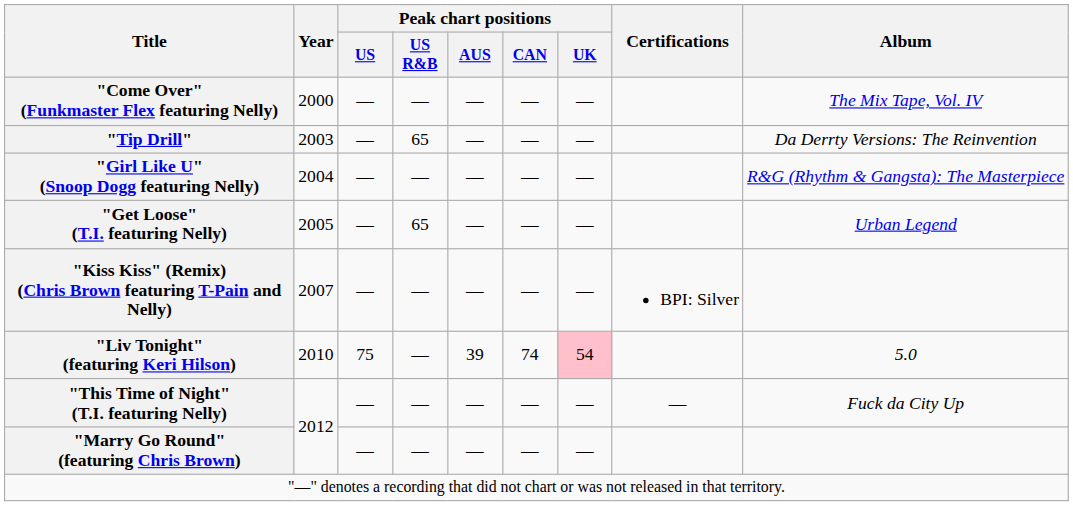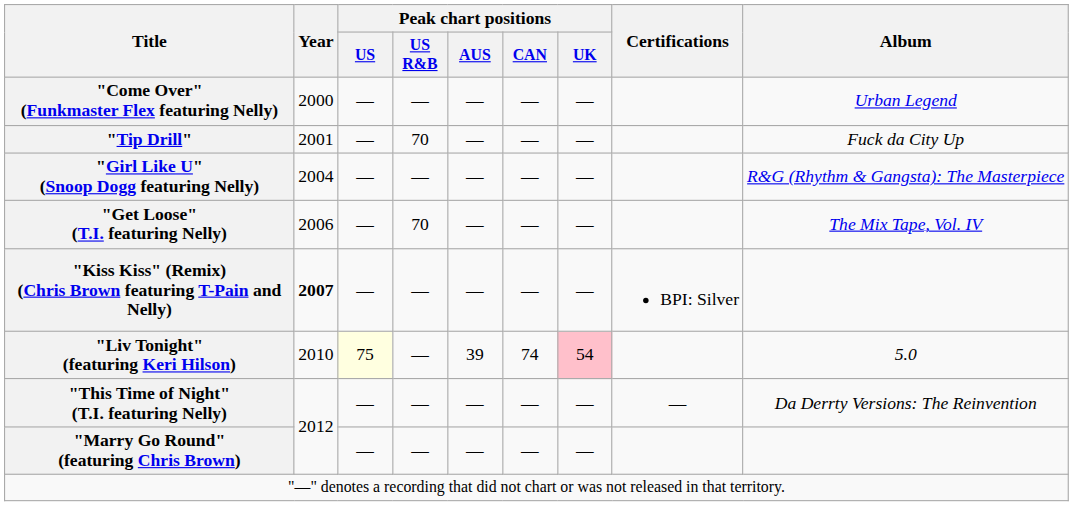(906, 101) The Mix Tape, Vol. IV -> (906, 101) Urban Legend
(316, 138) 2003 -> (316, 138) 2001
(420, 138) 65 -> (420, 138) 70
(906, 138) Da Derrty Versions: The Reinvention -> (906, 138) Fuck da City Up
(316, 224) 2005 -> (316, 224) 2006
(420, 224) 65 -> (420, 224) 70
(906, 224) Urban Legend -> (906, 224) The Mix Tape, Vol. IV
(316, 289) normal -> (316, 289) bold
(365, 355) no background -> (365, 355) lightyellow background
(906, 402) Fuck da City Up -> (906, 402) Da Derrty Versions: The Reinvention
